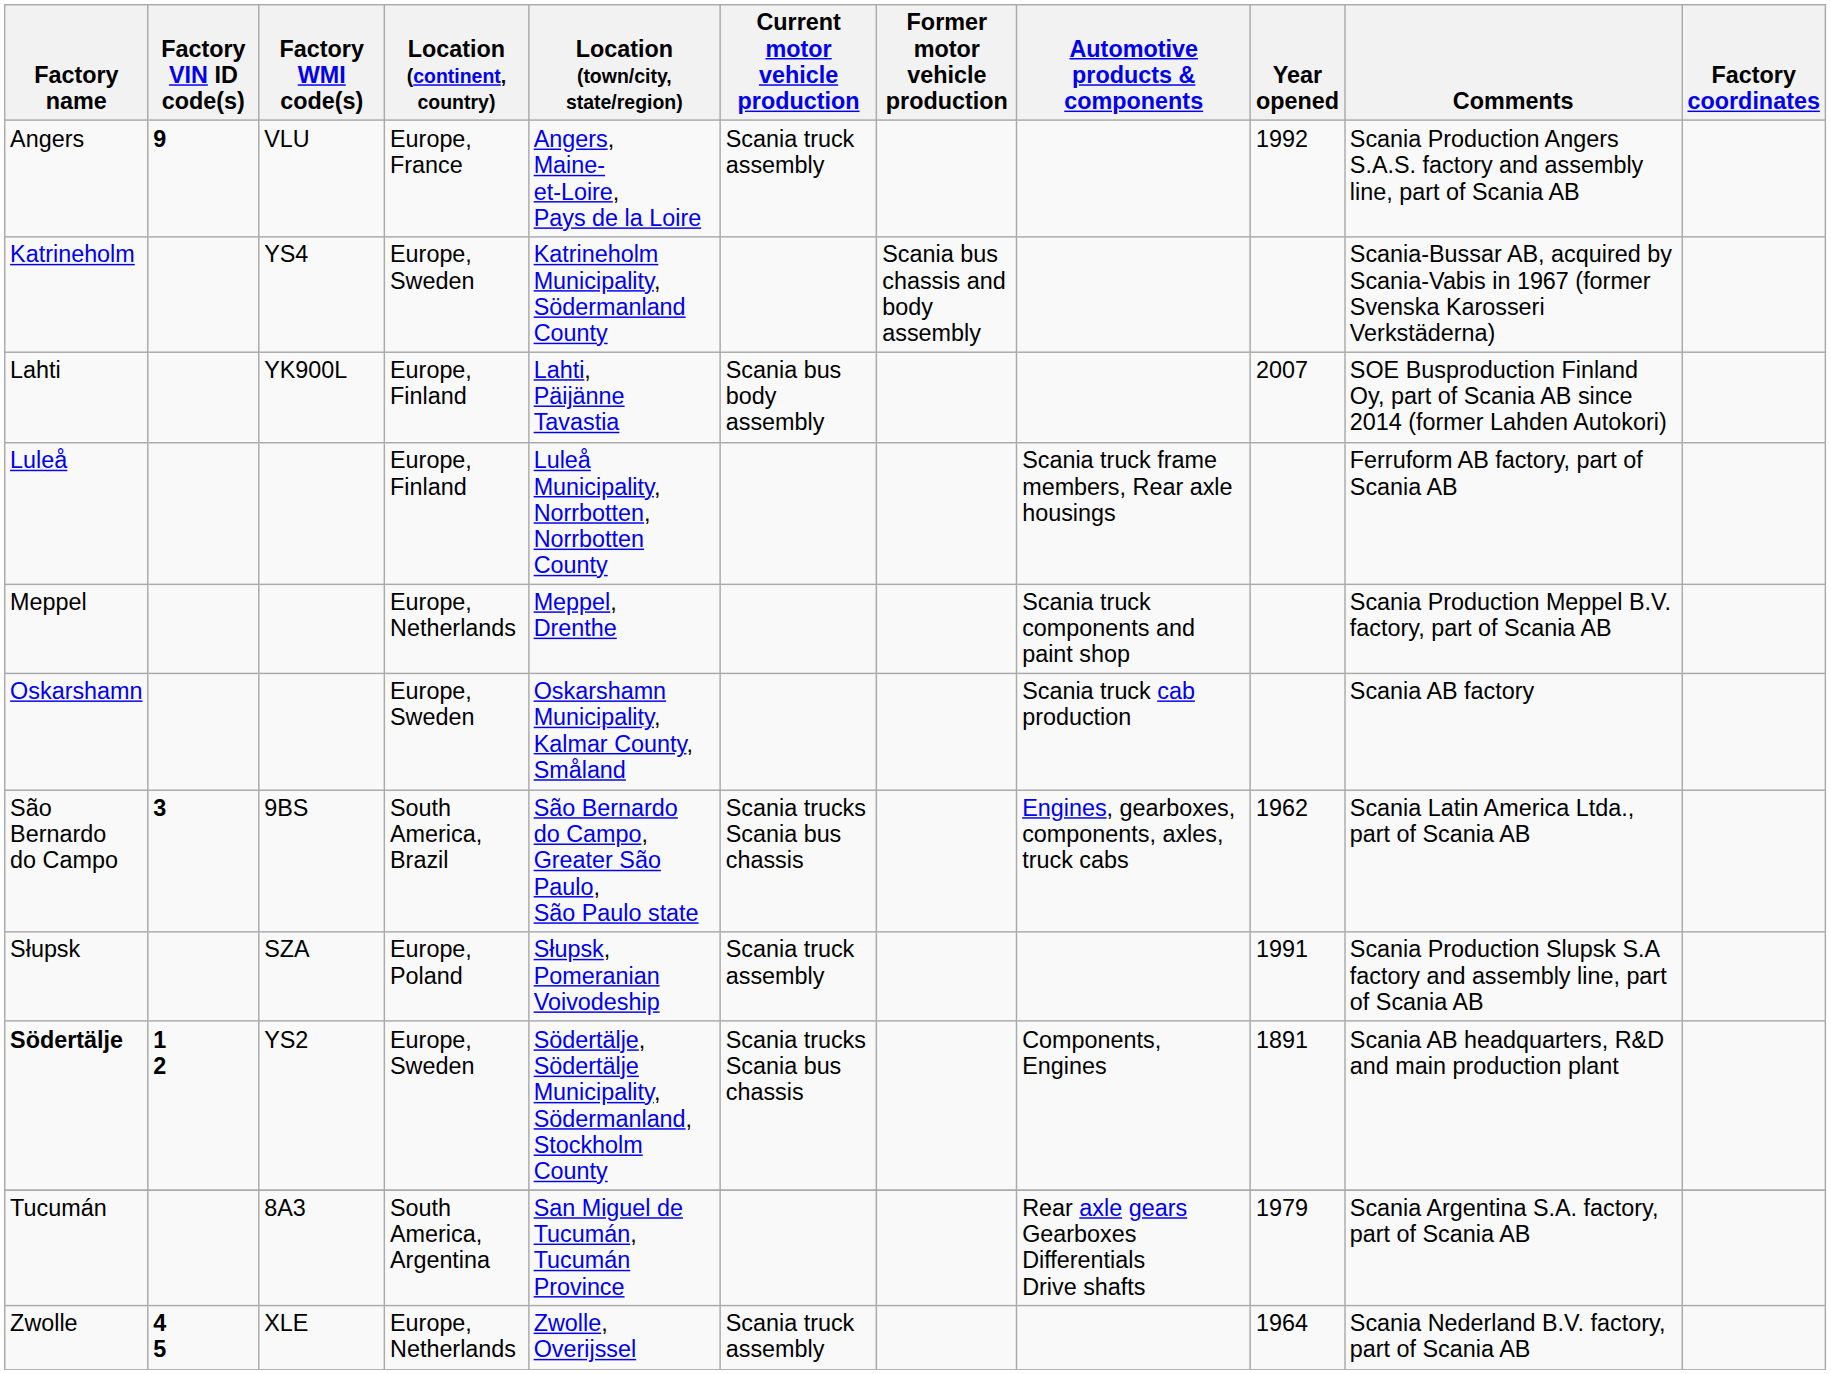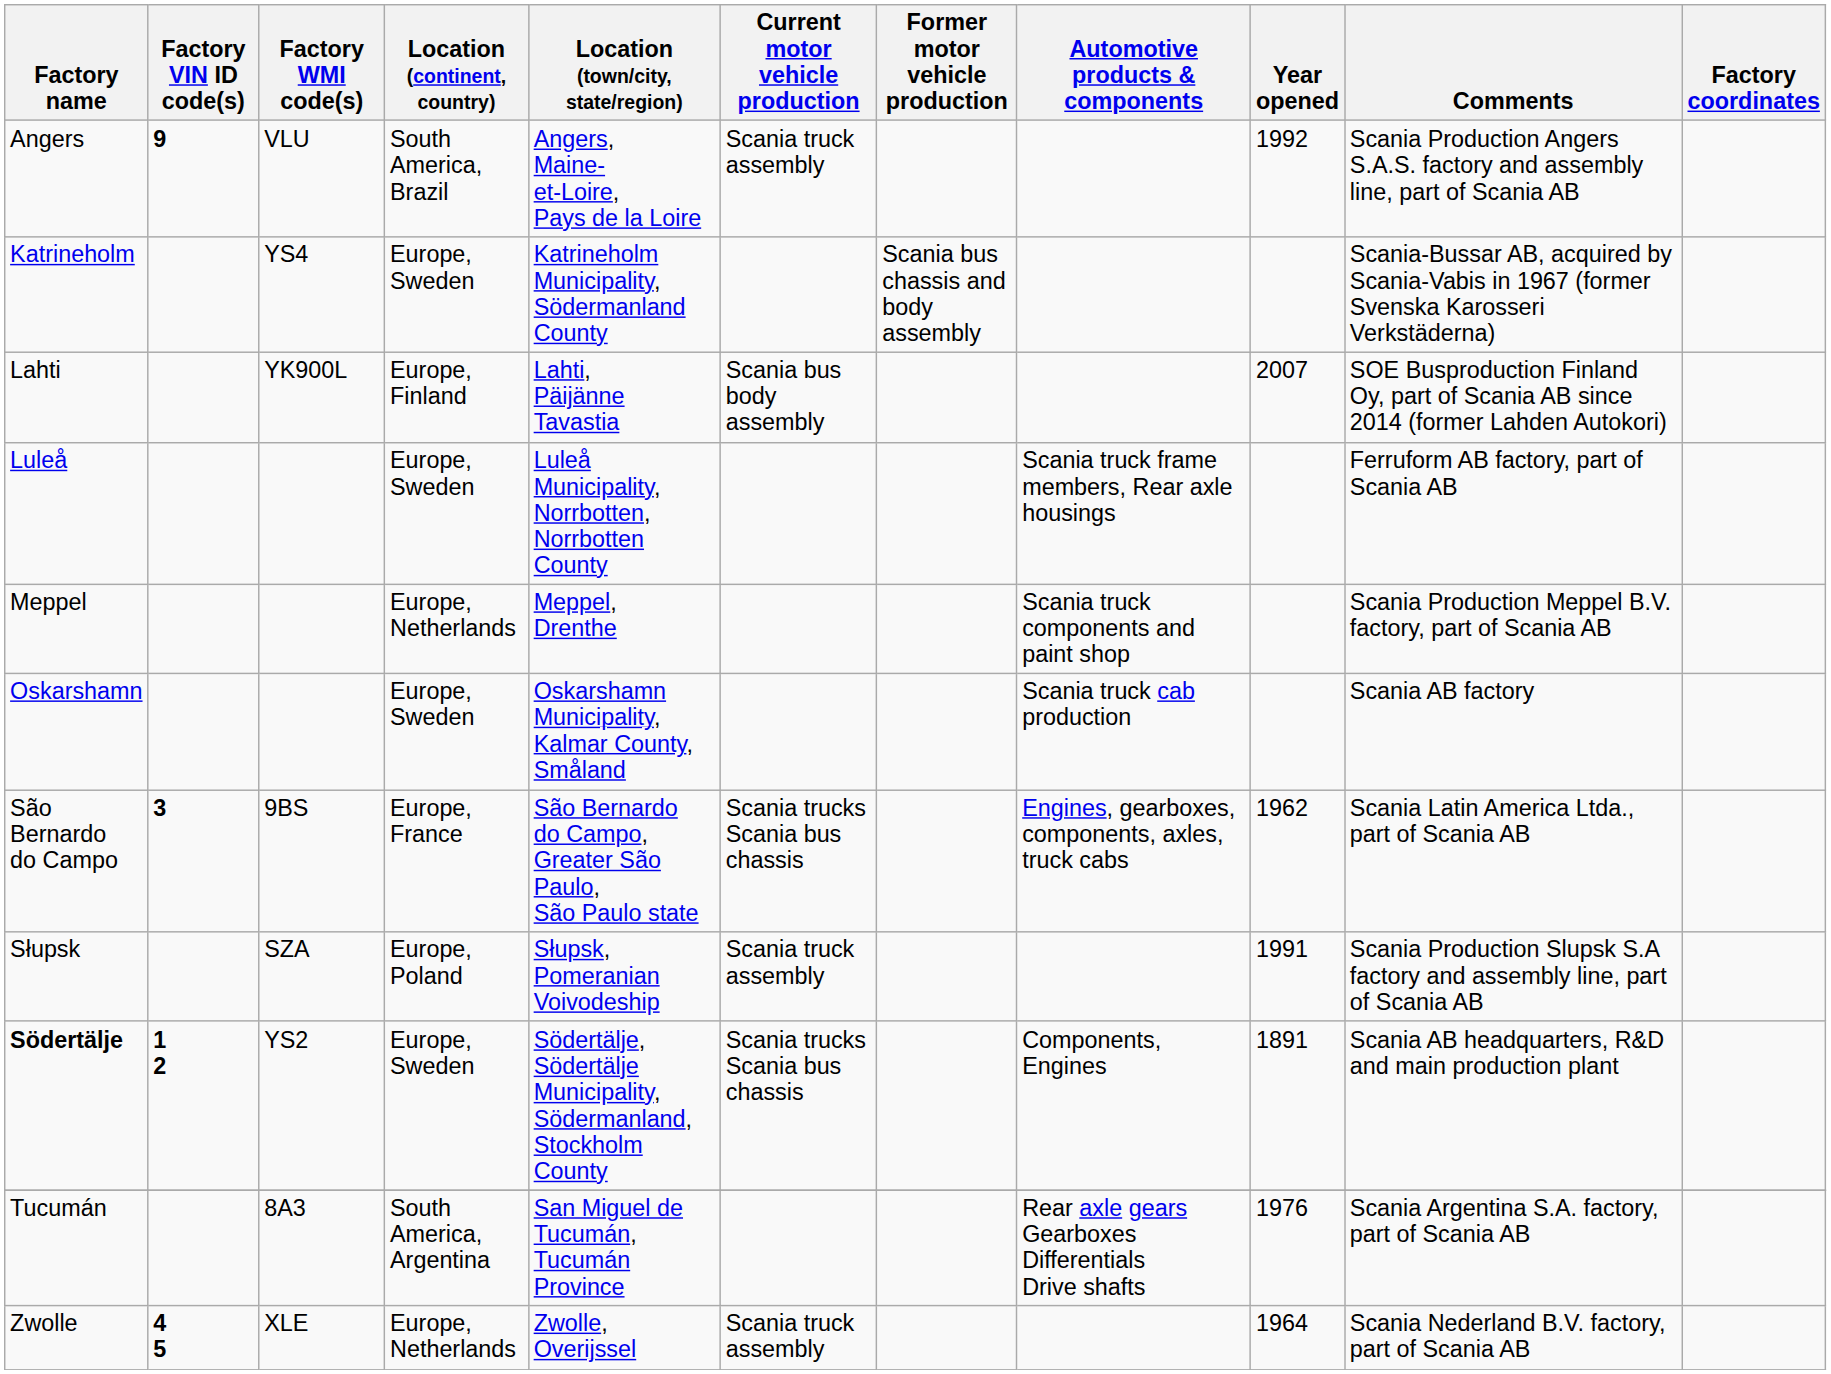(431, 152) Europe, France -> (436, 165) South America, Brazil
(431, 473) Europe, Finland -> (432, 473) Europe, Sweden
(436, 834) South America, Brazil -> (431, 821) Europe, France
(1282, 1208) 1979 -> (1282, 1208) 1976
